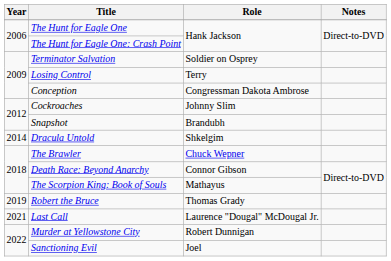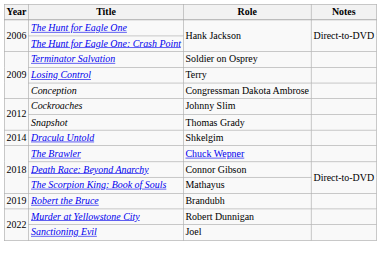(205, 122) Brandubh -> (215, 122) Thomas Grady
(215, 201) Thomas Grady -> (205, 201) Brandubh
- row: (49, 216)
